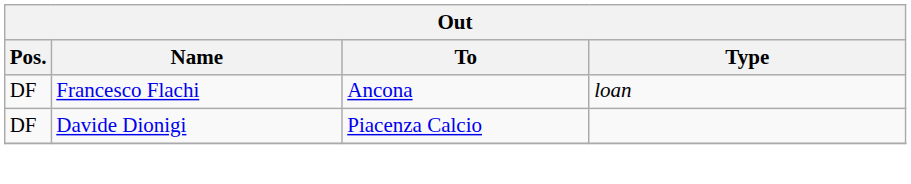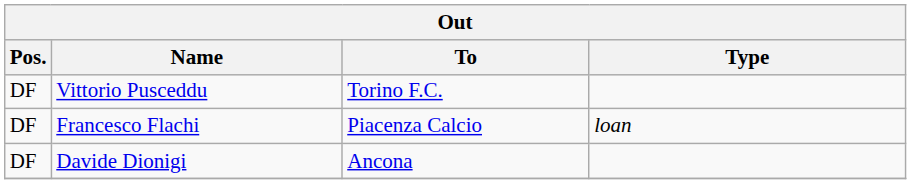+ row: (132, 91)
(380, 91) Ancona -> (415, 126) Piacenza Calcio
(415, 126) Piacenza Calcio -> (380, 160) Ancona
